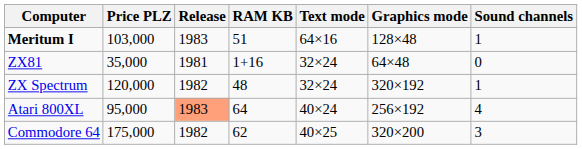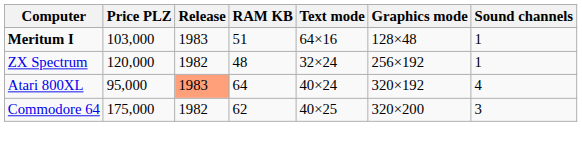- row: (25, 62)
(398, 86) 320×192 -> (398, 62) 256×192
(398, 109) 256×192 -> (398, 86) 320×192
